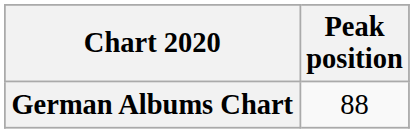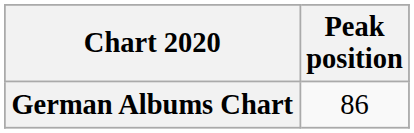(355, 104) 88 -> (355, 104) 86
